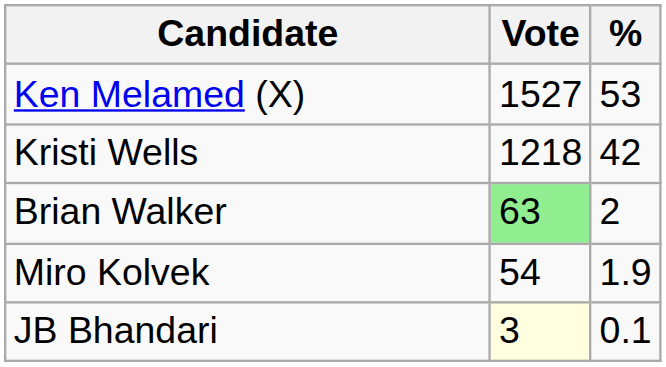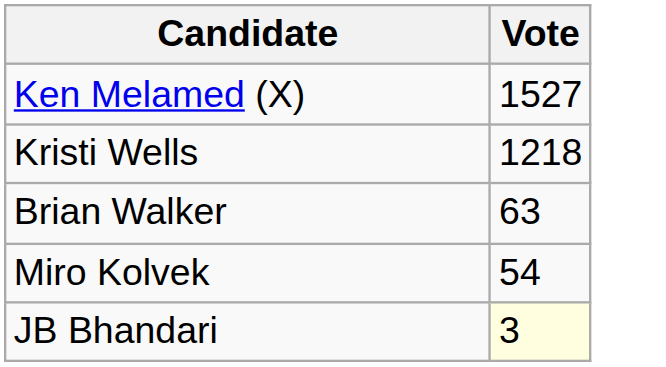- column: (626, 34)
(520, 212) lightgreen background -> (520, 212) no background
